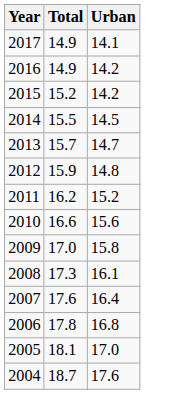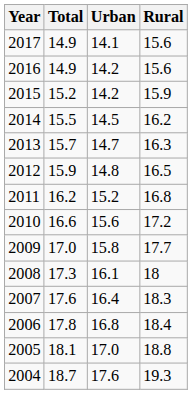+ column: (163, 17)
